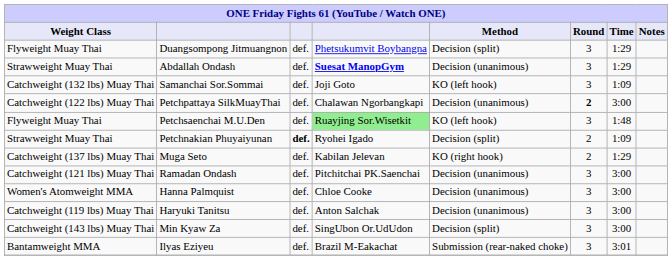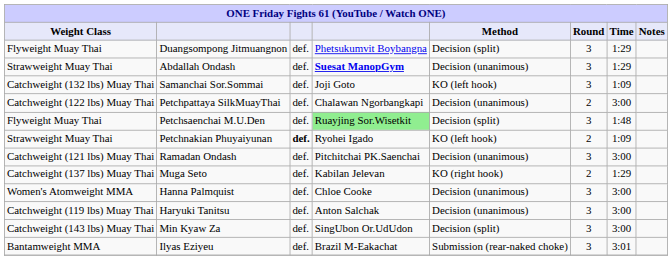(589, 102) bold -> (589, 102) normal
(464, 120) KO (left hook) -> (466, 120) Decision (split)
(466, 138) Decision (split) -> (464, 138) KO (left hook)
rows swapped: (198, 174) <-> (183, 156)
